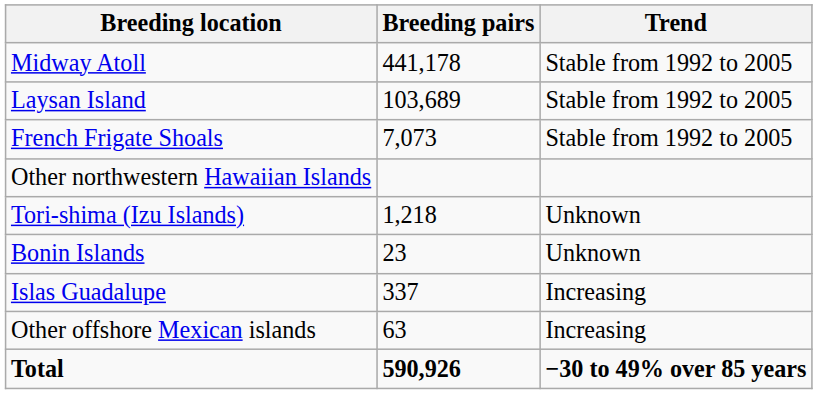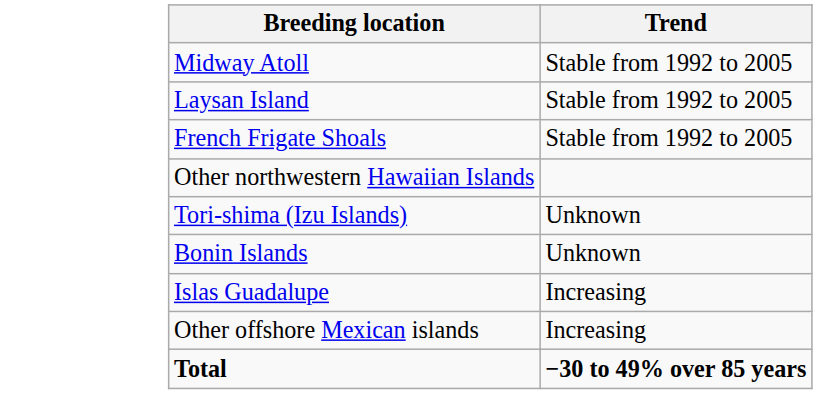- column: (458, 23)
